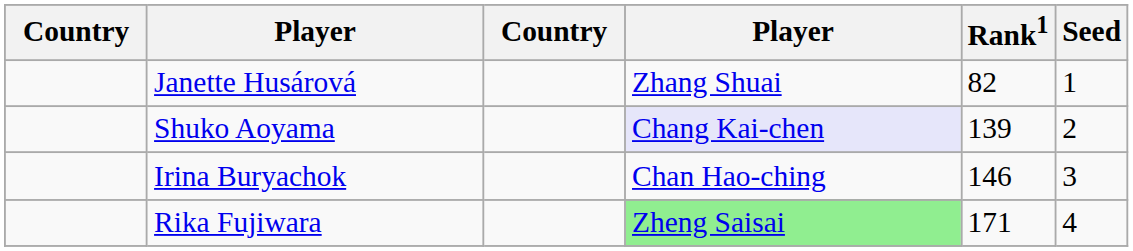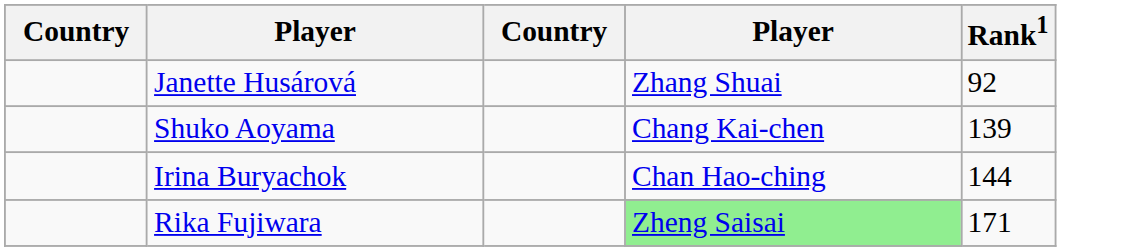- column: (1092, 31)
(982, 82) 82 -> (982, 82) 92
(728, 129) lavender background -> (728, 129) no background
(990, 175) 146 -> (990, 175) 144
